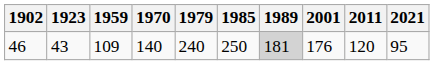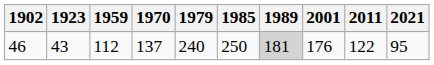(107, 45) 109 -> (106, 45) 112
(149, 45) 140 -> (149, 45) 137
(362, 45) 120 -> (362, 45) 122
